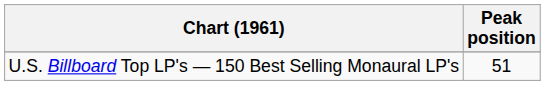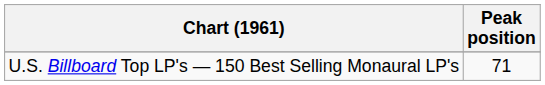(501, 66) 51 -> (501, 66) 71
